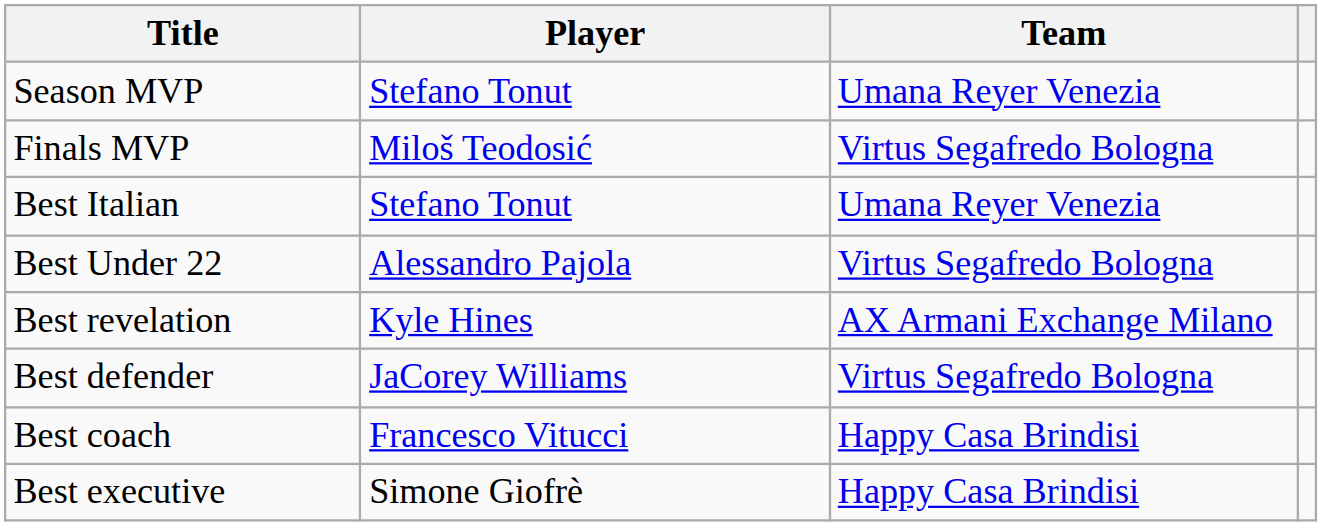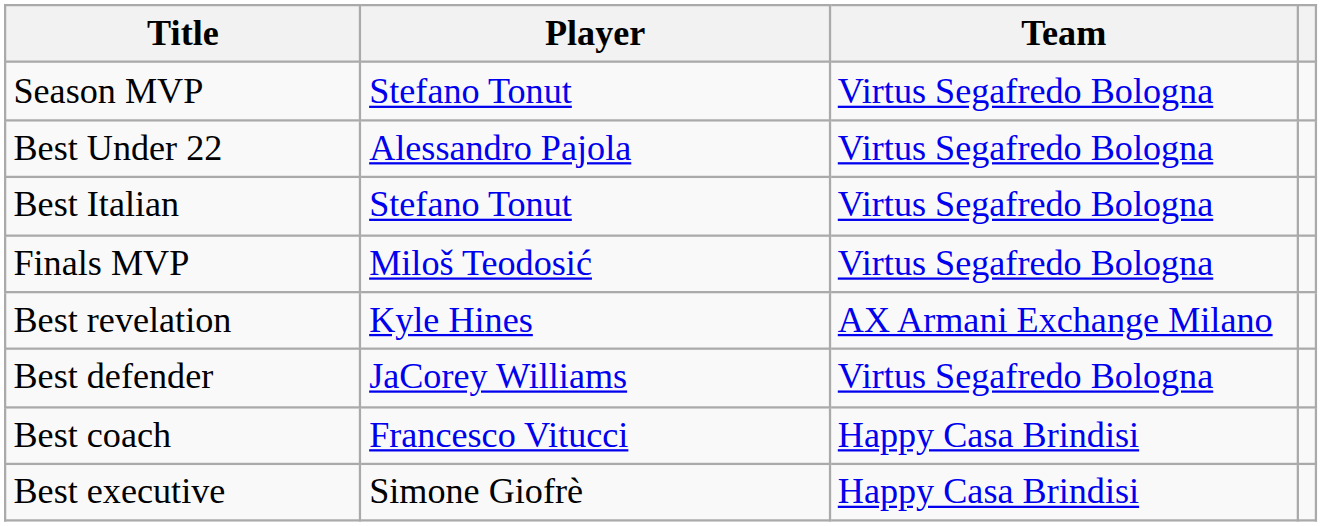(999, 90) Umana Reyer Venezia -> (1026, 90) Virtus Segafredo Bologna
rows swapped: (101, 147) <-> (118, 262)
(999, 205) Umana Reyer Venezia -> (1026, 205) Virtus Segafredo Bologna
